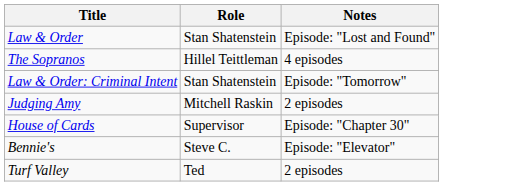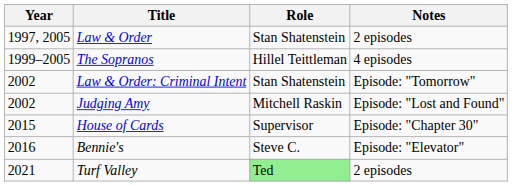+ column: (39, 15)
(360, 37) Episode: "Lost and Found" -> (383, 37) 2 episodes
(314, 103) 2 episodes -> (429, 103) Episode: "Lost and Found"
(194, 170) no background -> (263, 170) lightgreen background
